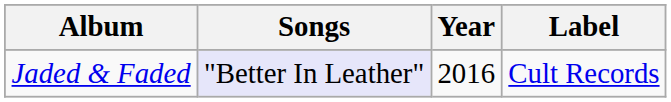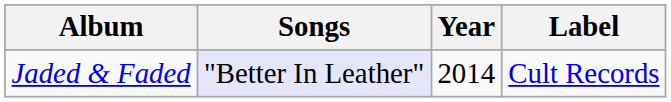(466, 73) 2016 -> (466, 73) 2014
